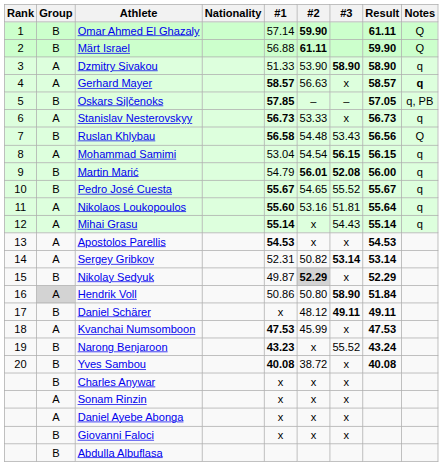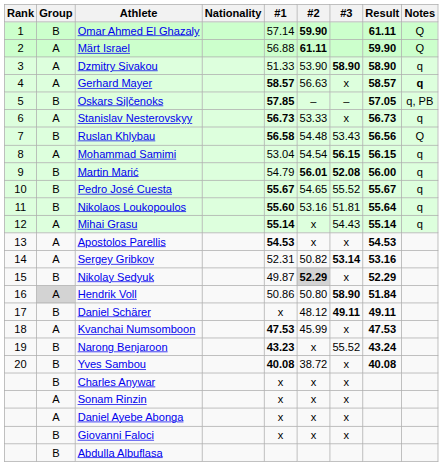(56, 48) B -> (56, 48) A
(56, 207) A -> (56, 207) B
(382, 259) 53.14 -> (382, 259) 53.16
